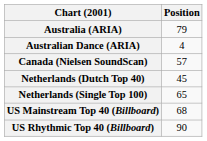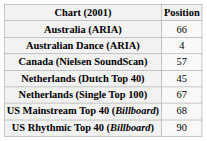(182, 29) 79 -> (182, 29) 66
(182, 95) 65 -> (182, 95) 67
